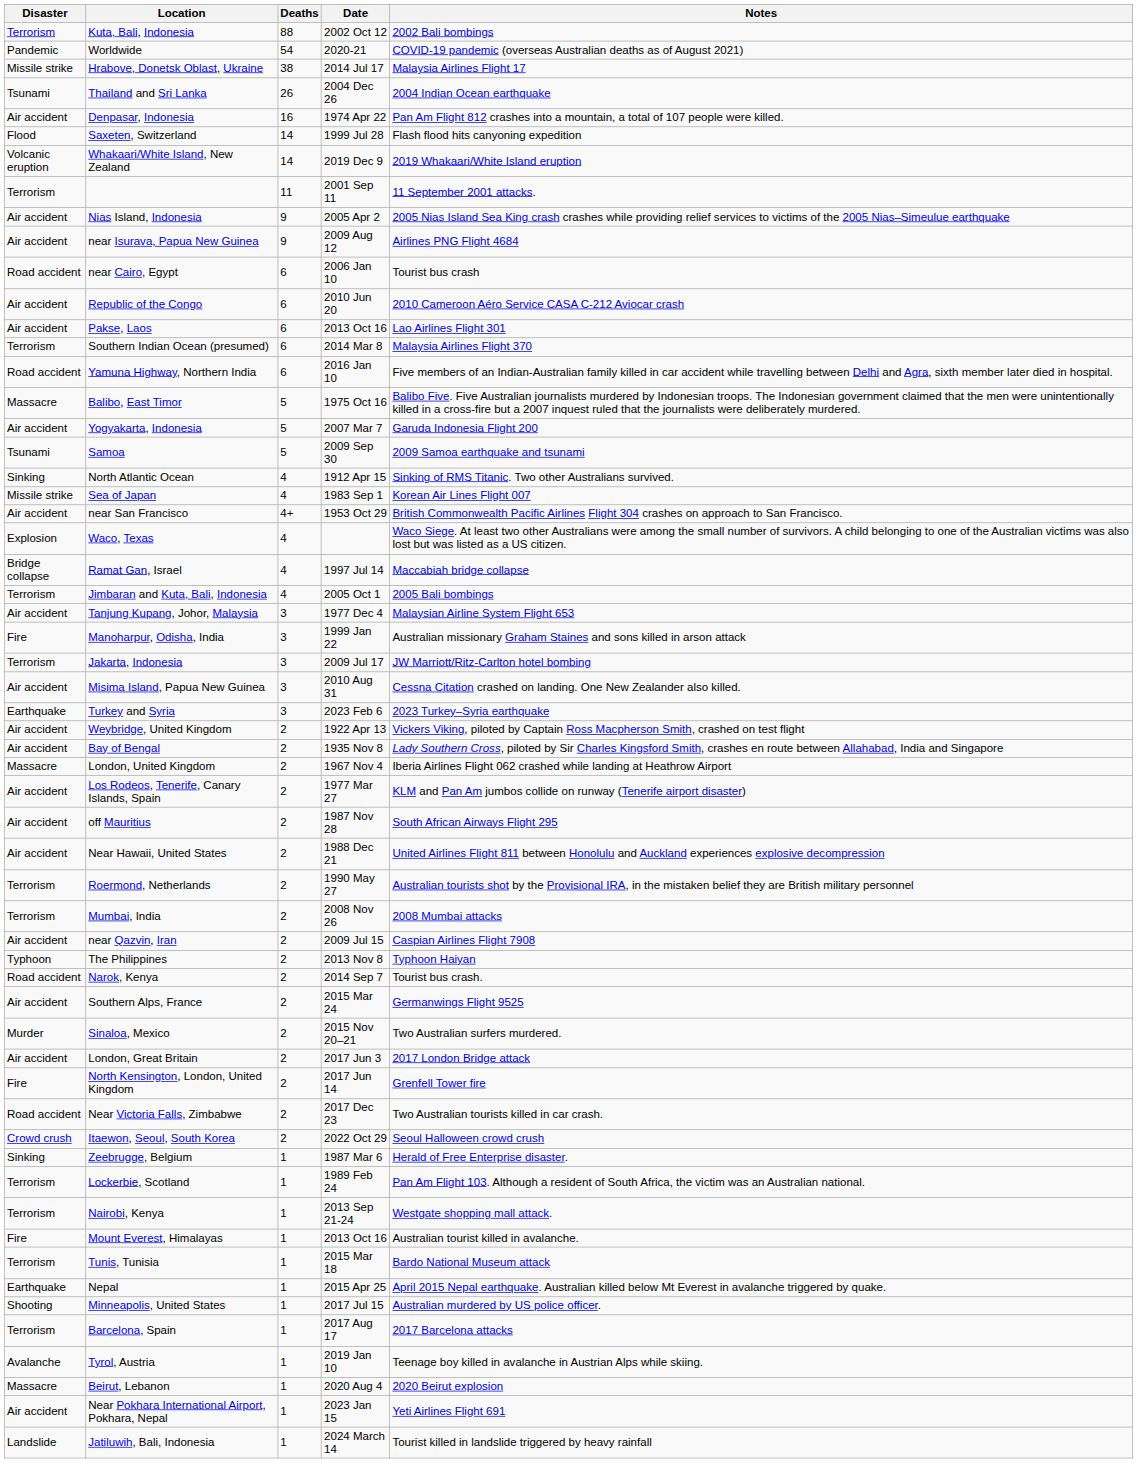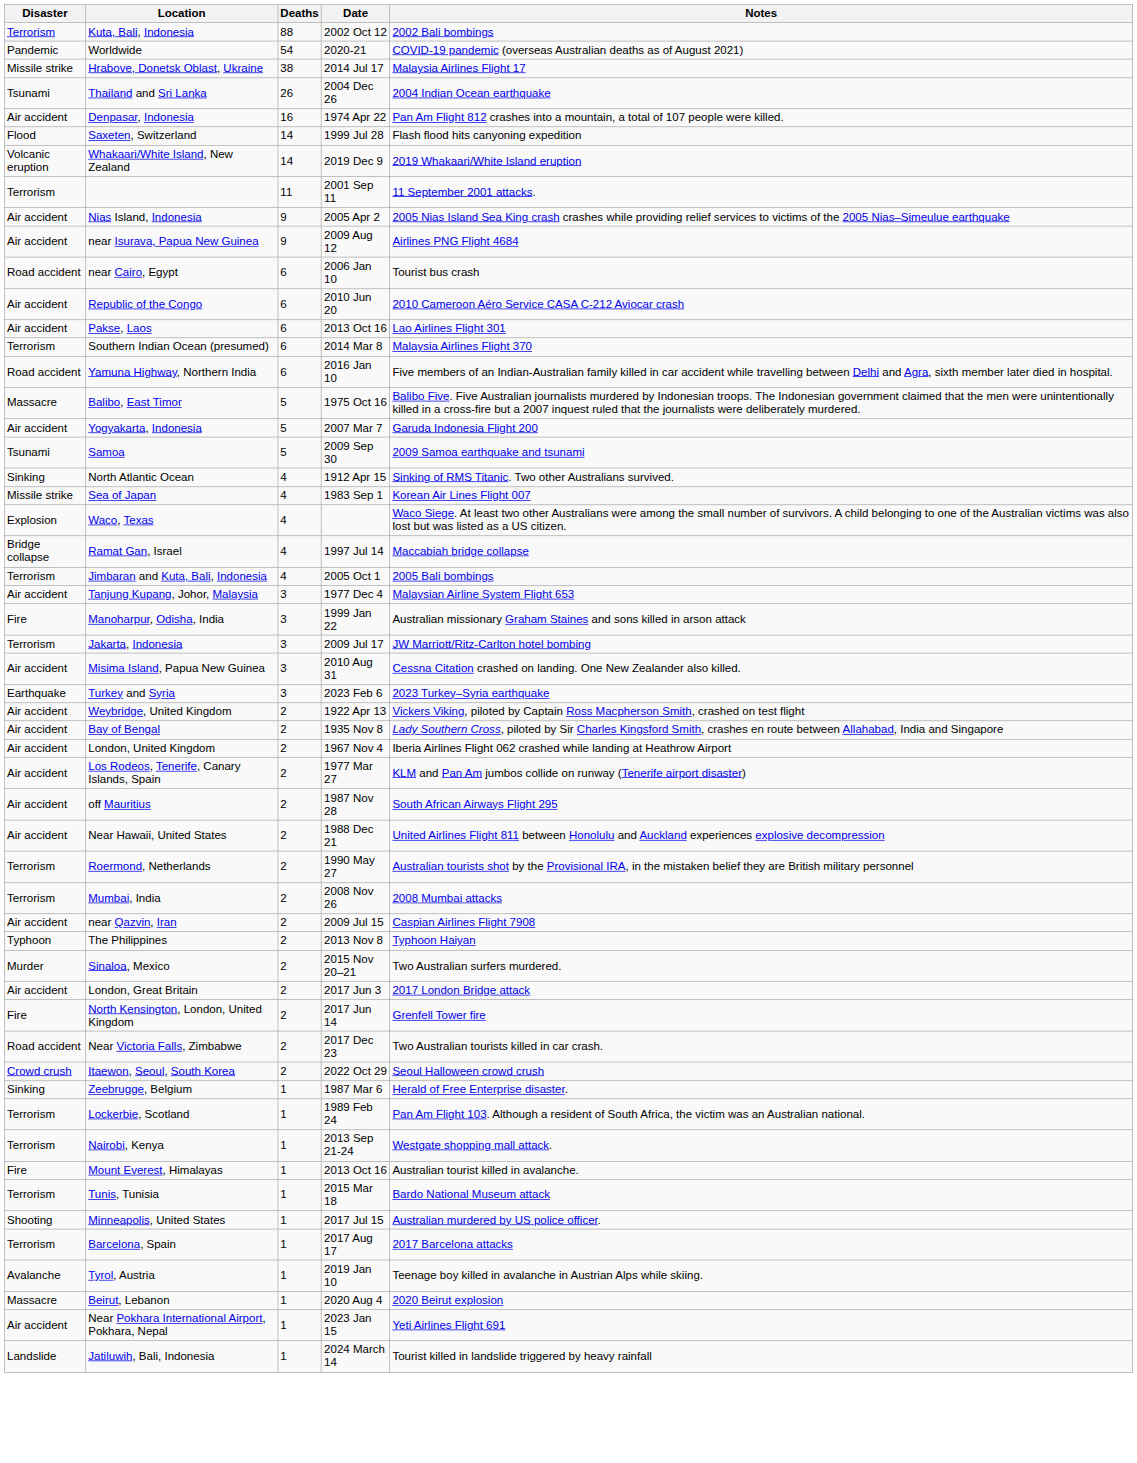- row: (138, 513)
(32, 766) Massacre -> (37, 748) Air accident
- row: (123, 977)
- row: (145, 1002)
- row: (103, 1287)
